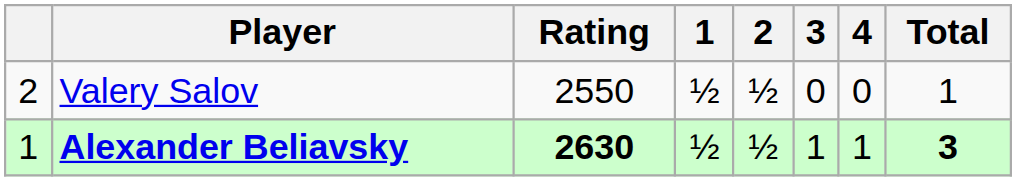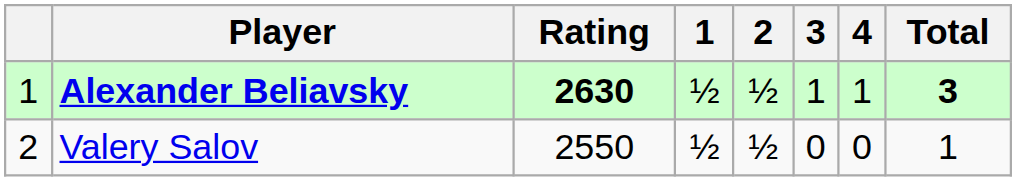rows swapped: (234, 146) <-> (159, 89)
